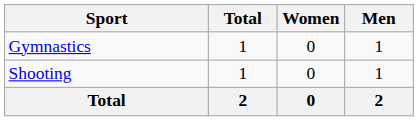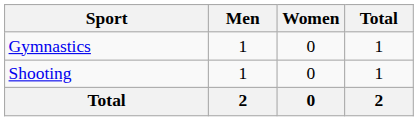columns swapped: (379, 18) <-> (243, 18)
